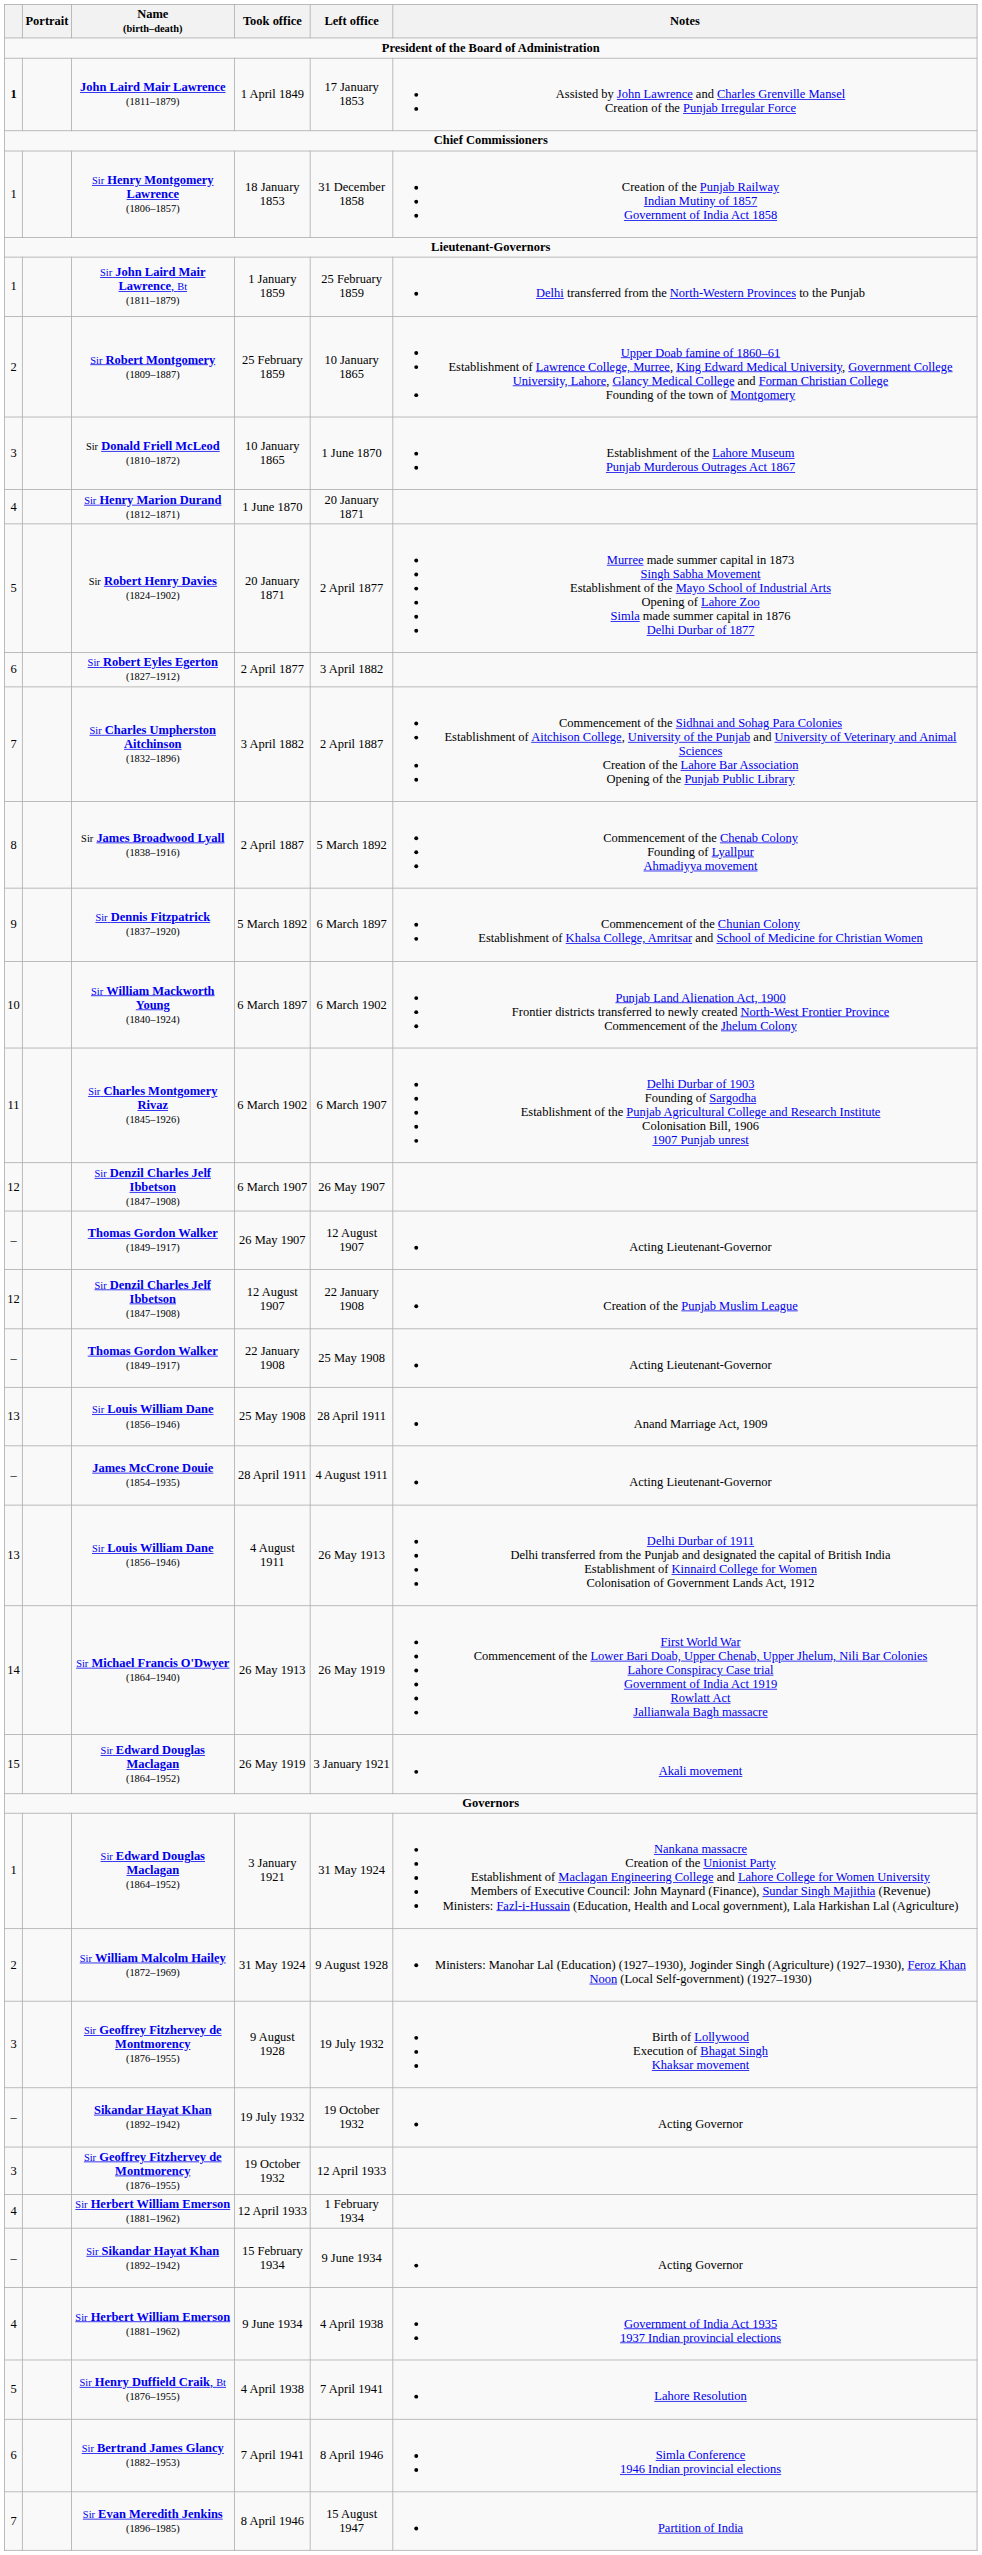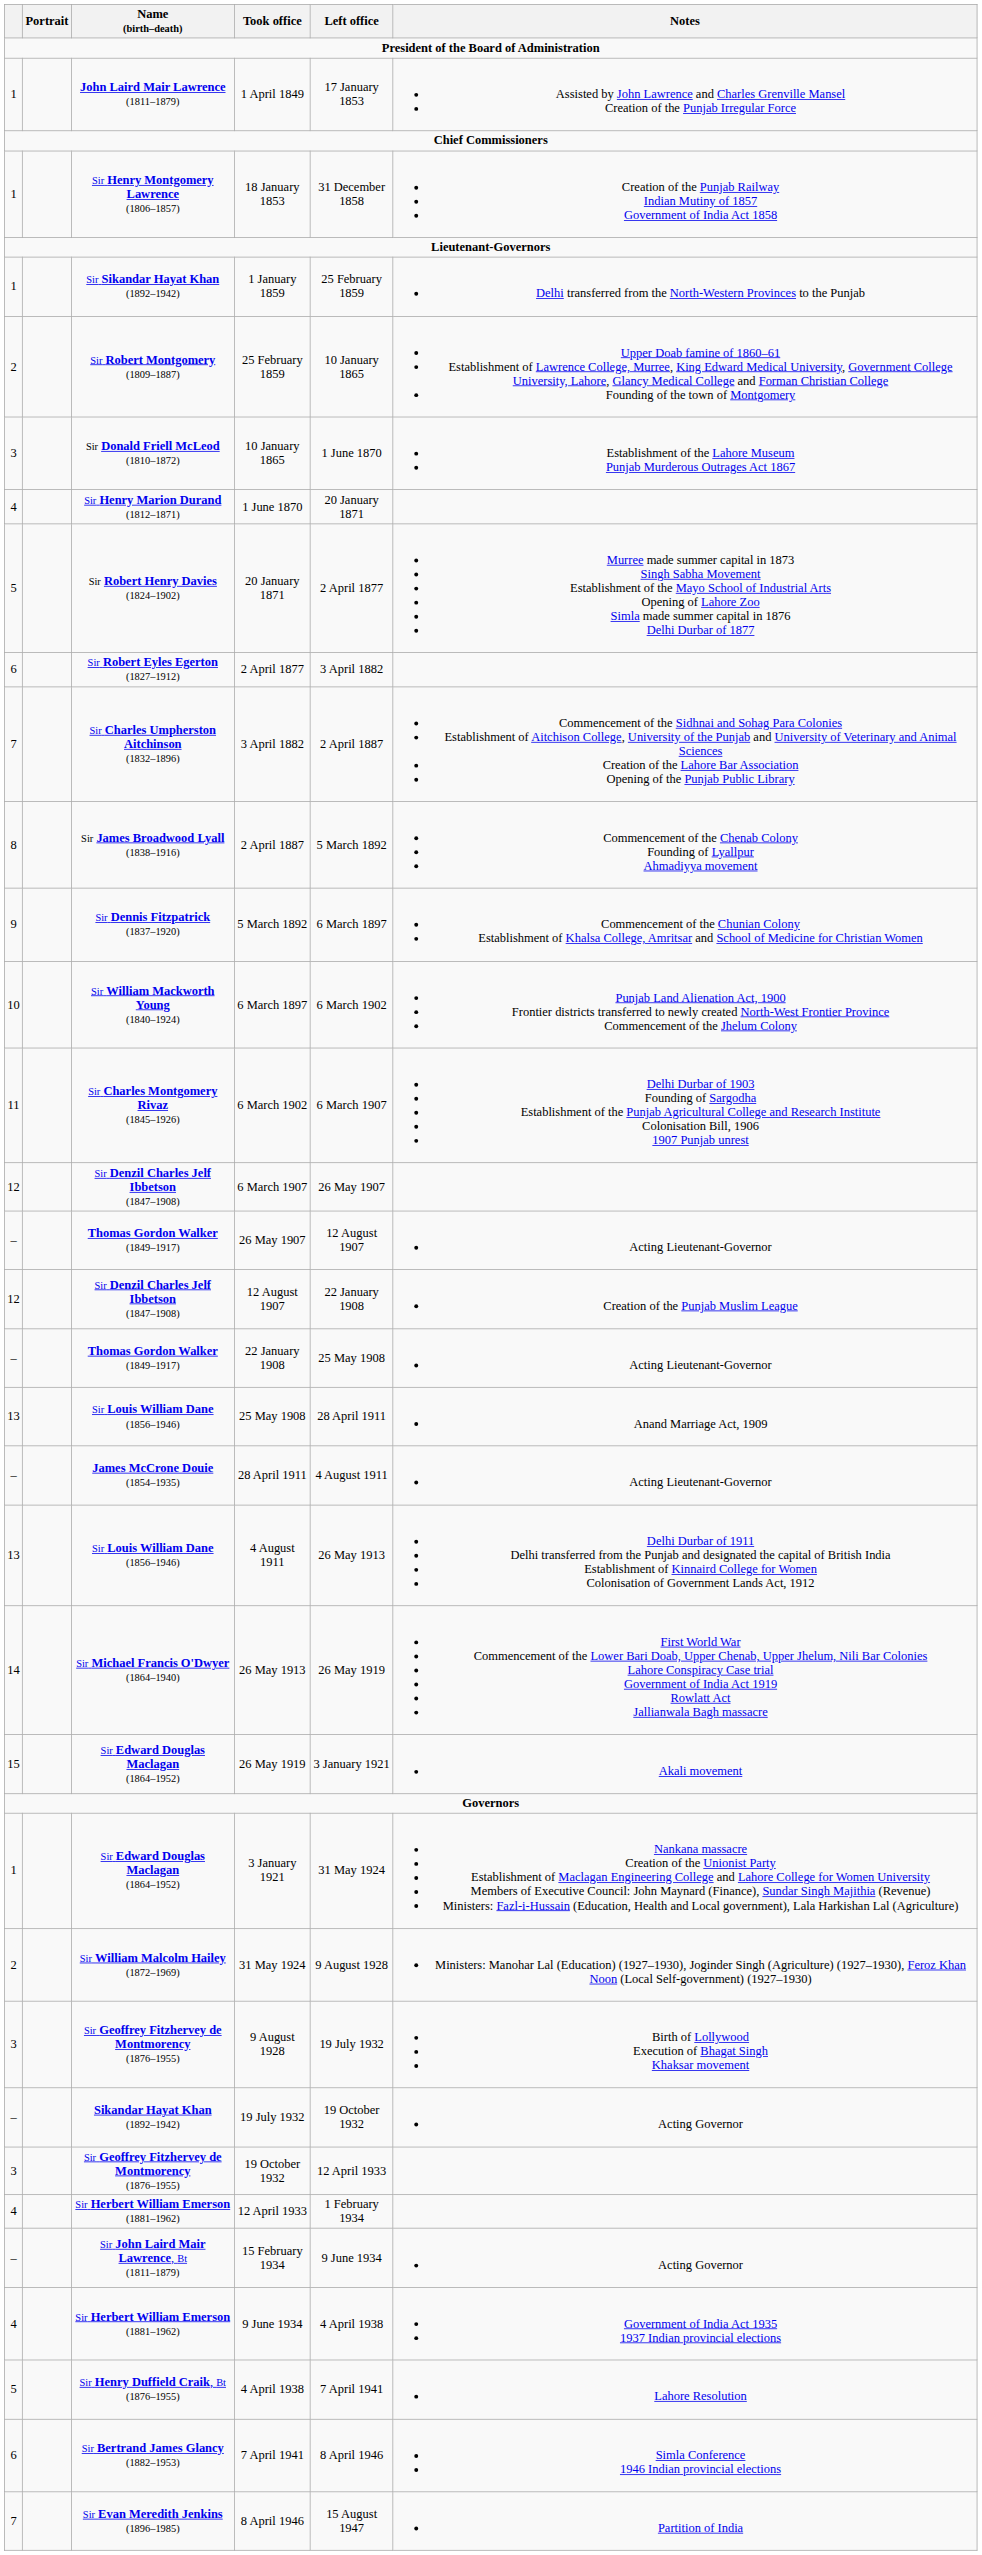(14, 94) bold -> (14, 94) normal
(153, 286) Sir John Laird Mair Lawrence, Bt (1811–1879) -> (153, 286) Sir Sikandar Hayat Khan (1892–1942)
(153, 2257) Sir Sikandar Hayat Khan (1892–1942) -> (153, 2257) Sir John Laird Mair Lawrence, Bt (1811–1879)
